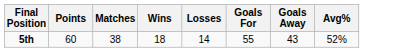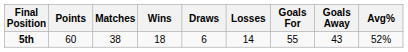+ column: (204, 18)
